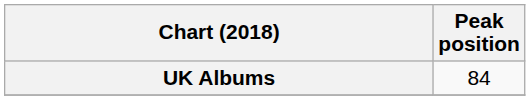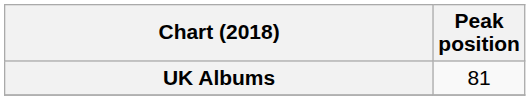(479, 77) 84 -> (479, 77) 81
